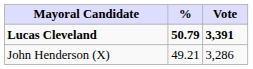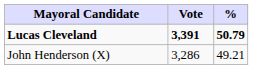columns swapped: (225, 14) <-> (185, 14)
